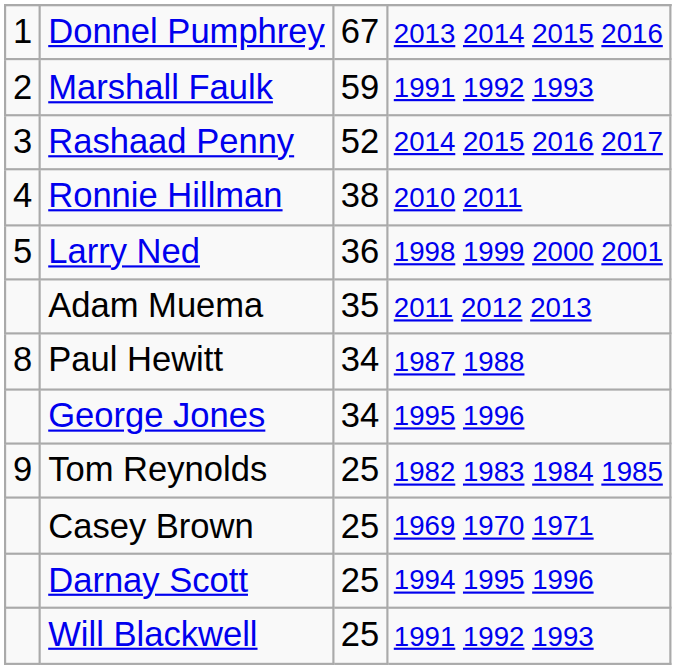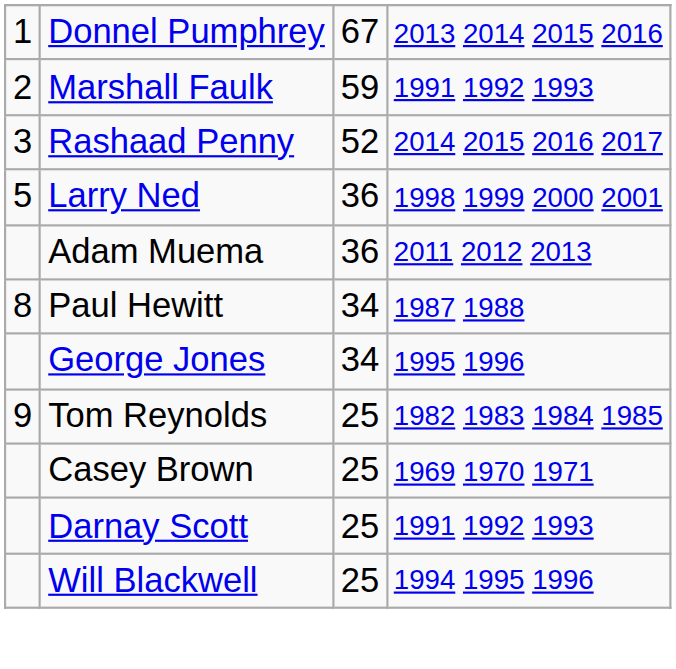- row: (165, 196)
(360, 305) 35 -> (360, 251) 36
(494, 581) 1994 1995 1996 -> (494, 526) 1991 1992 1993
(494, 635) 1991 1992 1993 -> (494, 581) 1994 1995 1996
